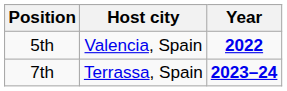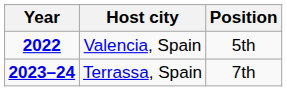columns swapped: (244, 18) <-> (42, 18)
